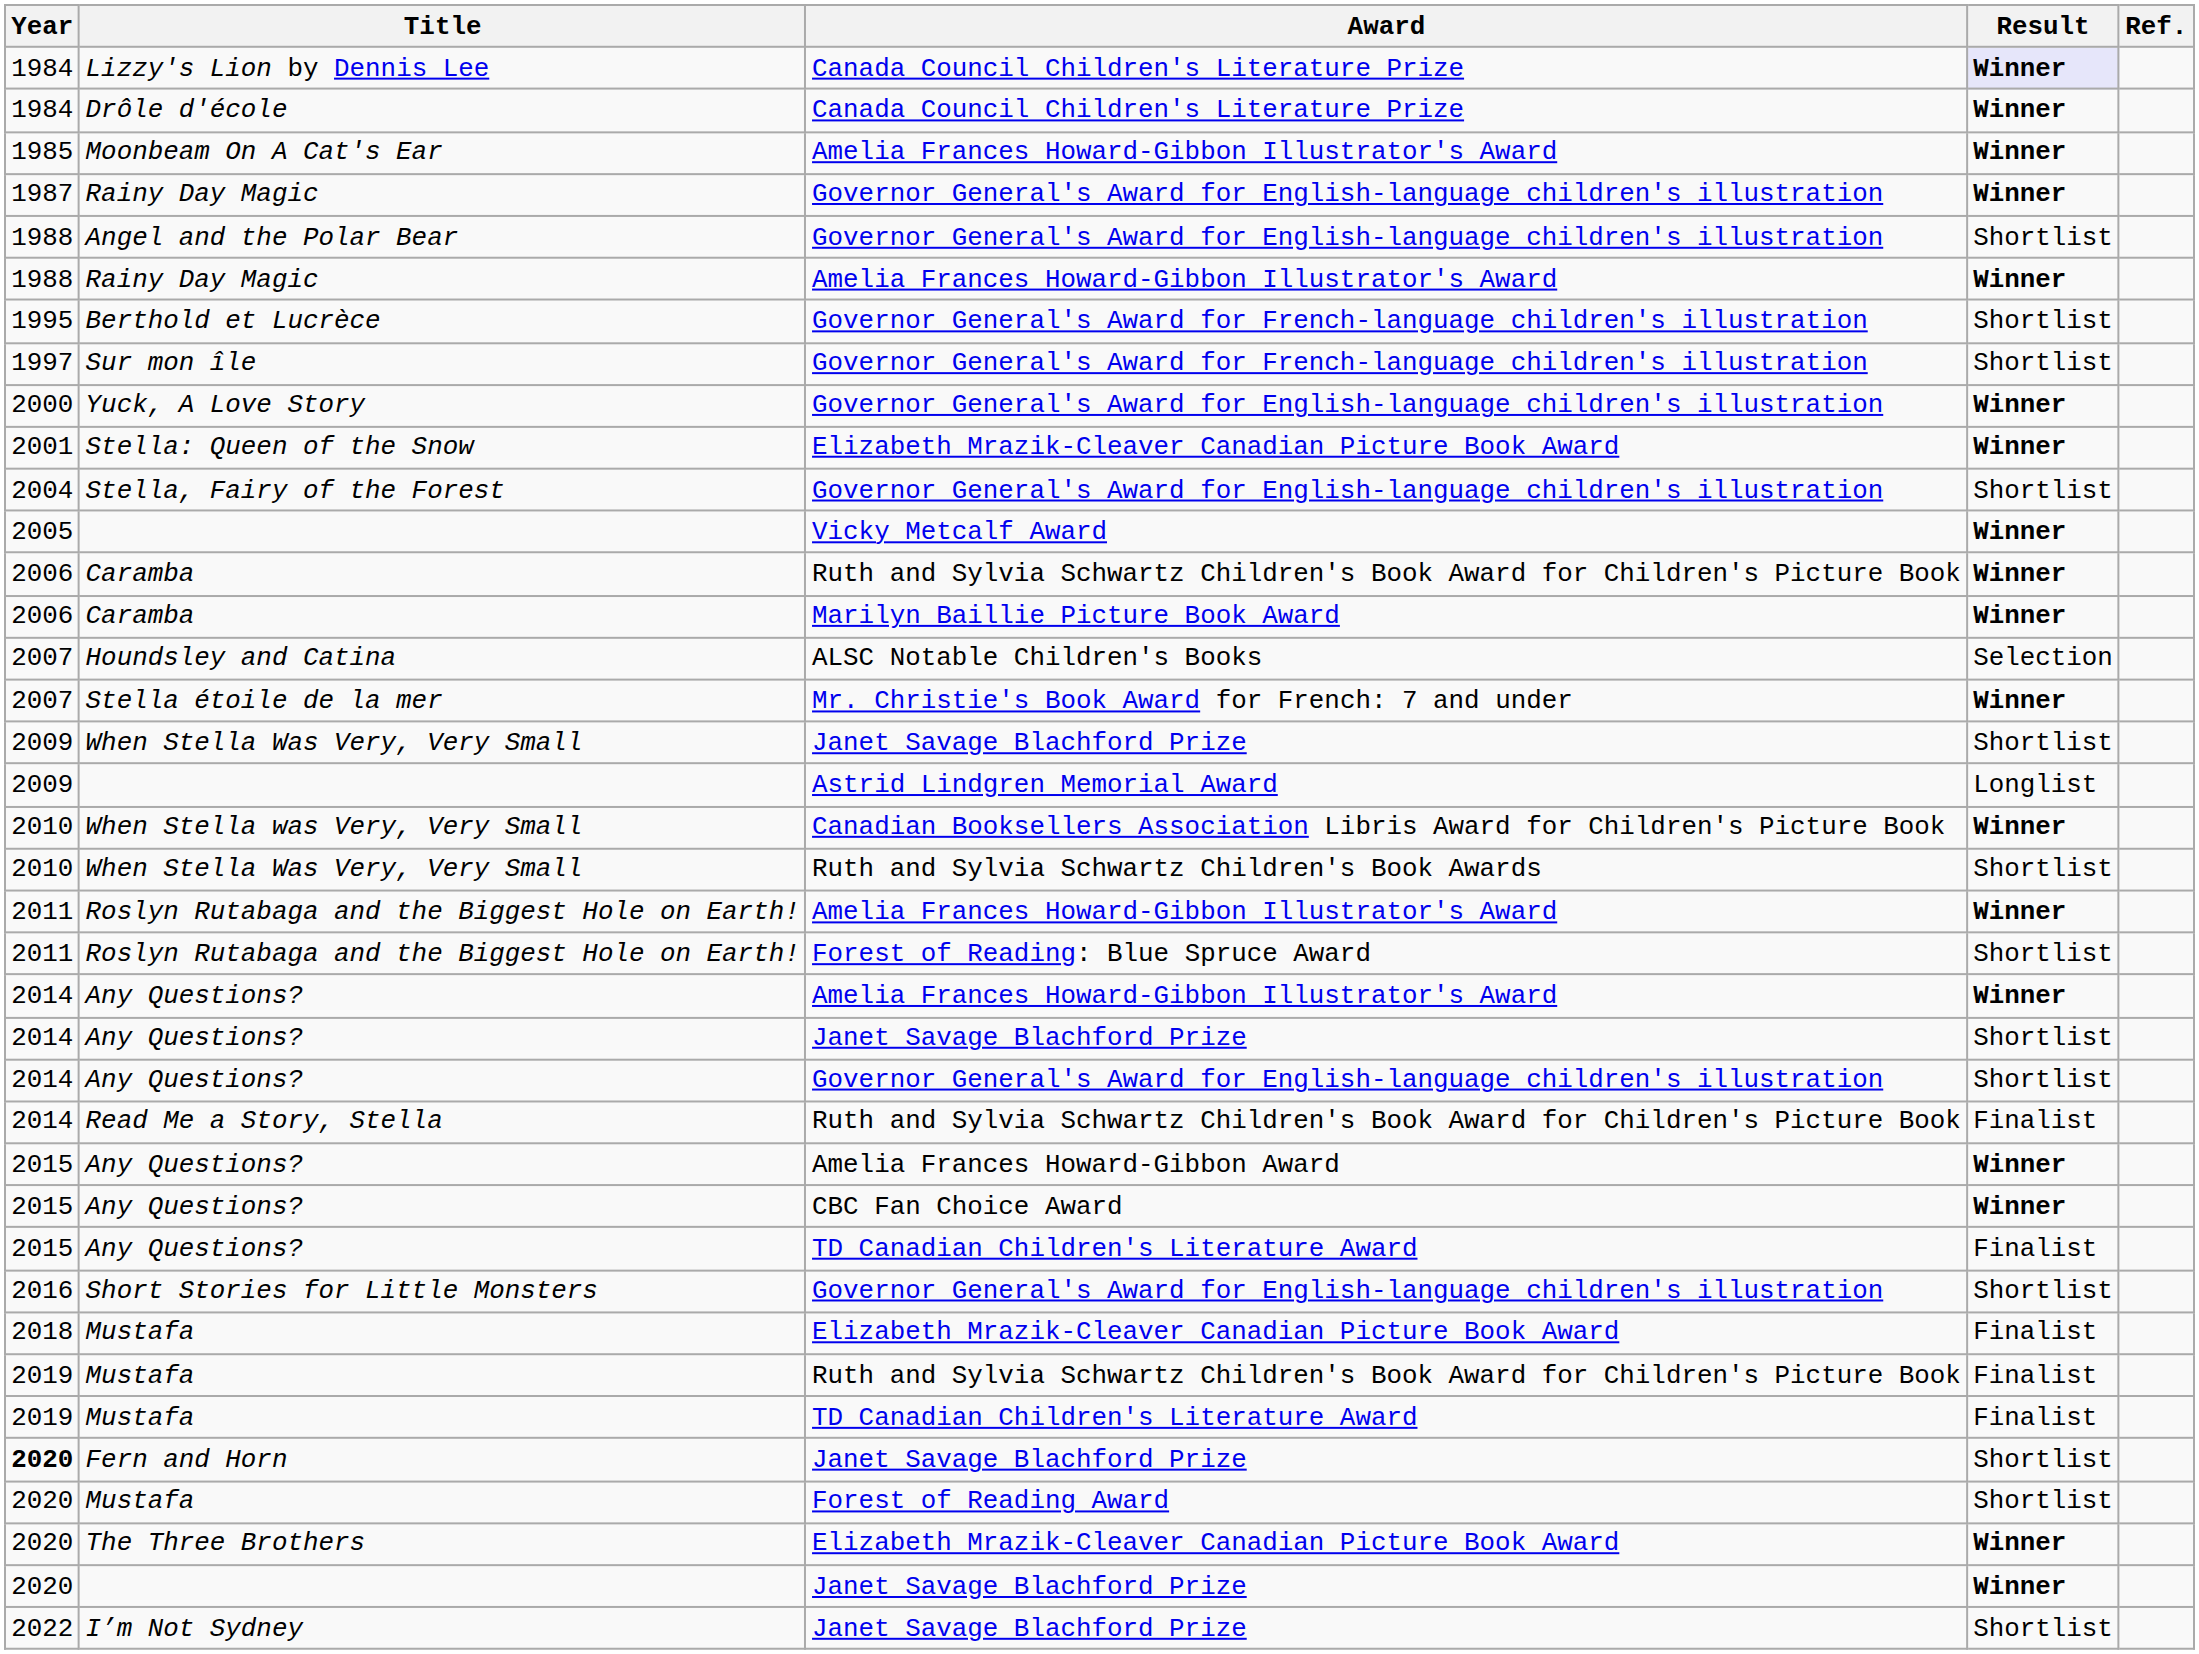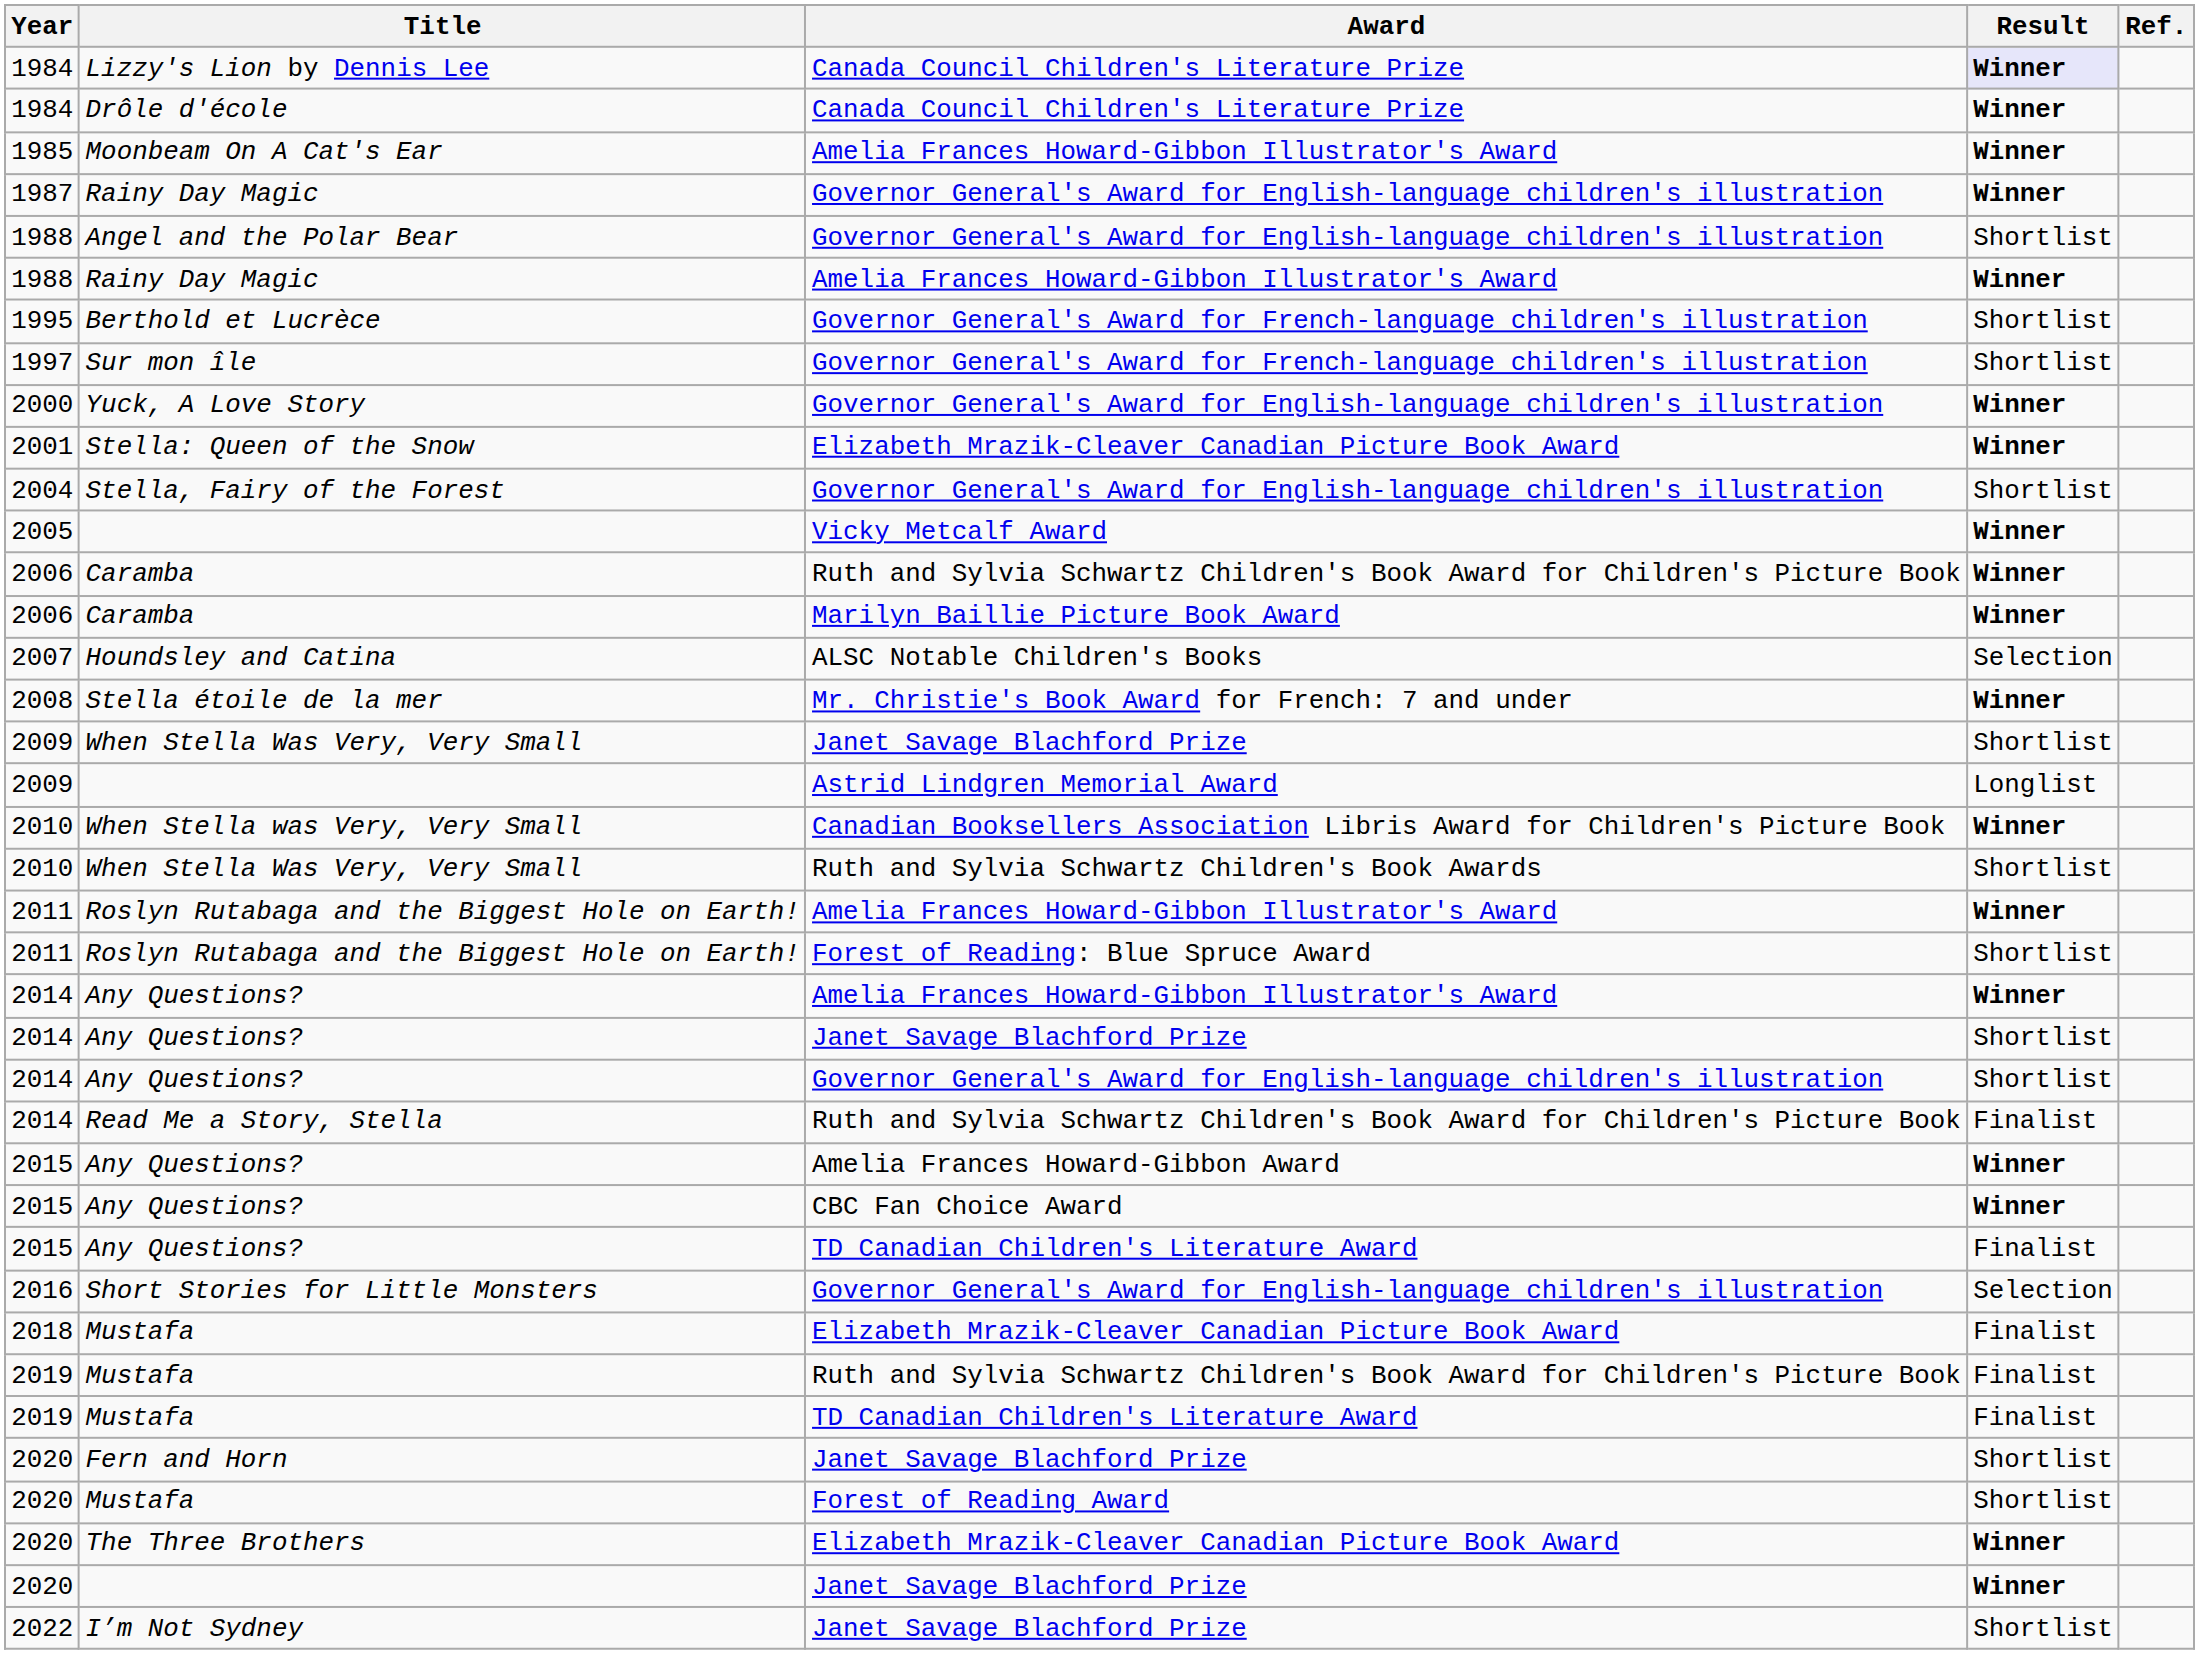(42, 701) 2007 -> (42, 701) 2008
(2043, 1291) Shortlist -> (2043, 1291) Selection
(42, 1460) bold -> (42, 1460) normal
